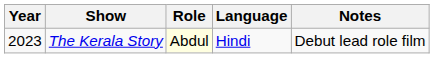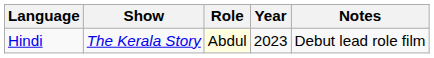columns swapped: (25, 16) <-> (252, 16)
